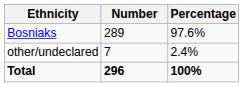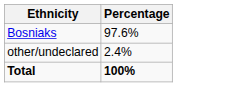- column: (134, 14)
